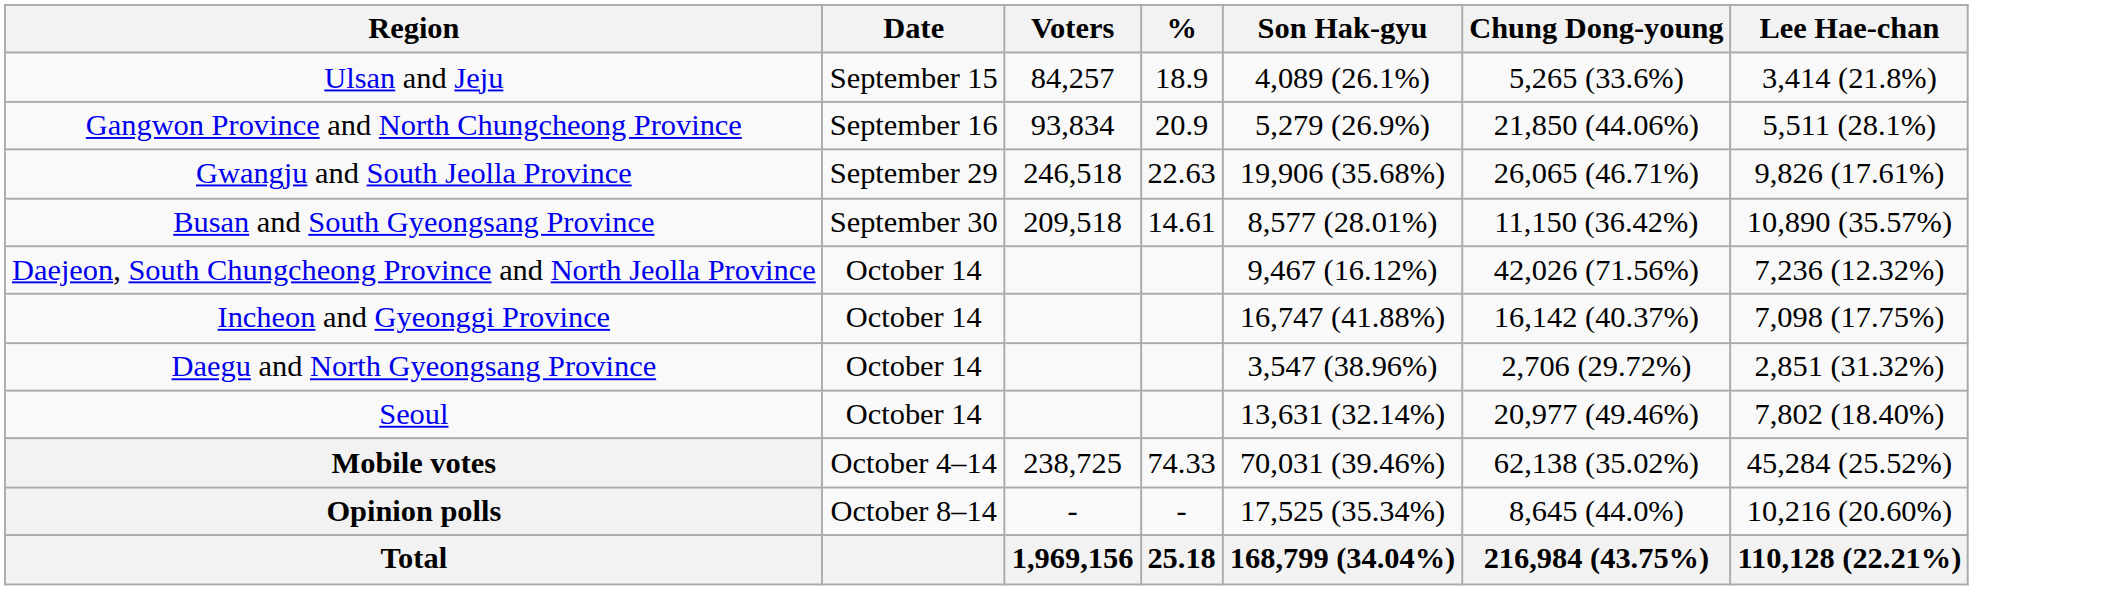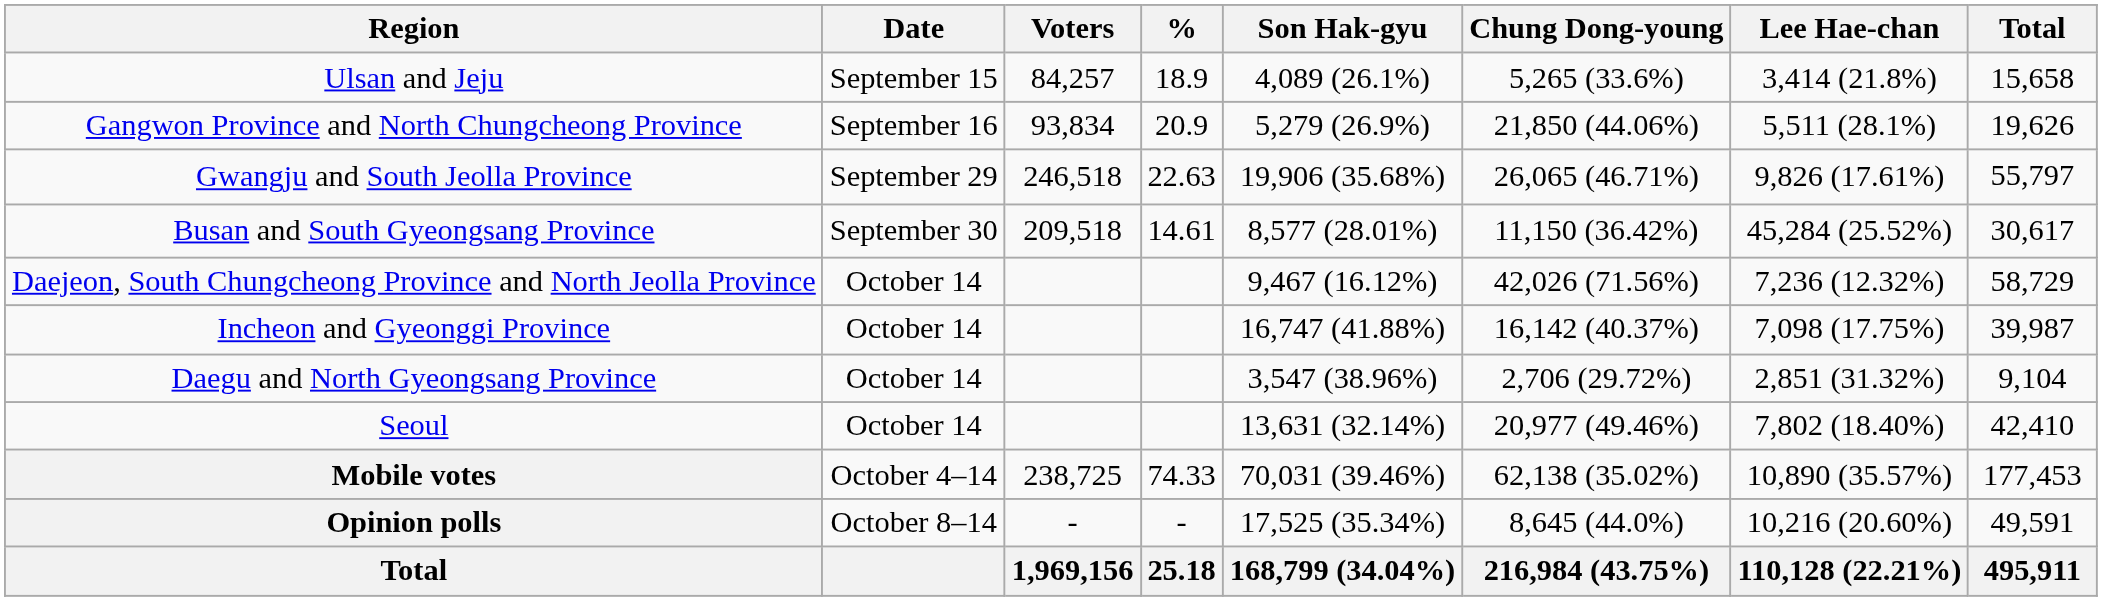+ column: (2032, 28)
(1849, 221) 10,890 (35.57%) -> (1849, 230) 45,284 (25.52%)
(1849, 462) 45,284 (25.52%) -> (1849, 473) 10,890 (35.57%)
